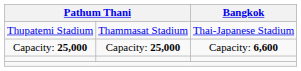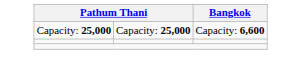- row: (50, 30)
